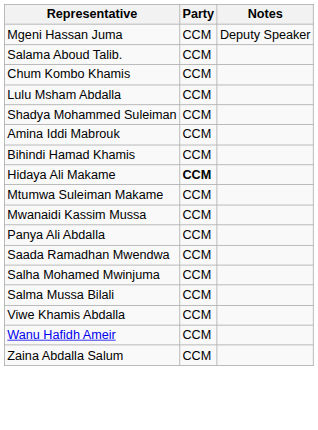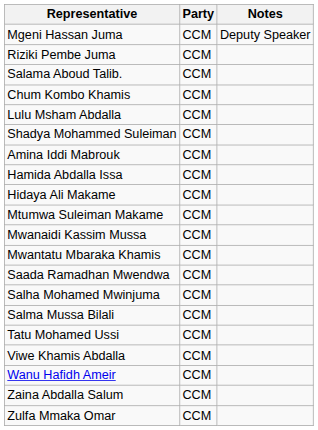+ row: (61, 54)
- row: (71, 154)
+ row: (65, 174)
(197, 174) bold -> (197, 194) normal
+ row: (84, 255)
- row: (56, 235)
+ row: (63, 335)
+ row: (61, 415)
